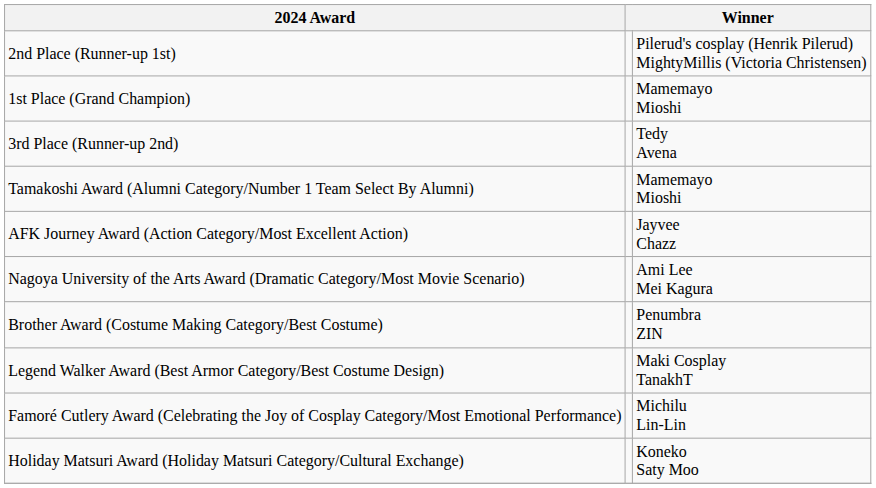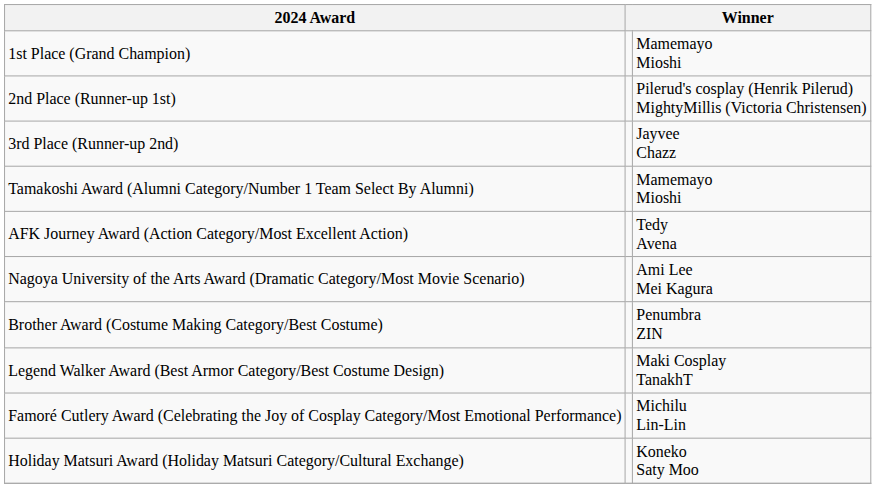rows swapped: (99, 98) <-> (92, 53)
(657, 144) Tedy Avena -> (658, 144) Jayvee Chazz
(658, 234) Jayvee Chazz -> (657, 234) Tedy Avena
